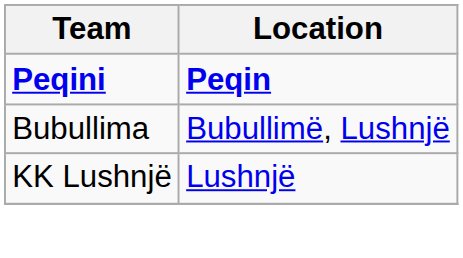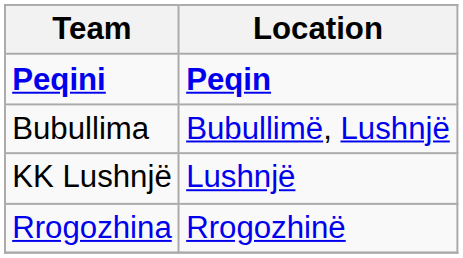+ row: (92, 227)
